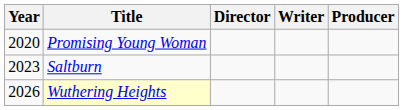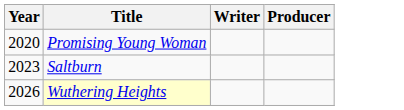- column: (242, 17)
